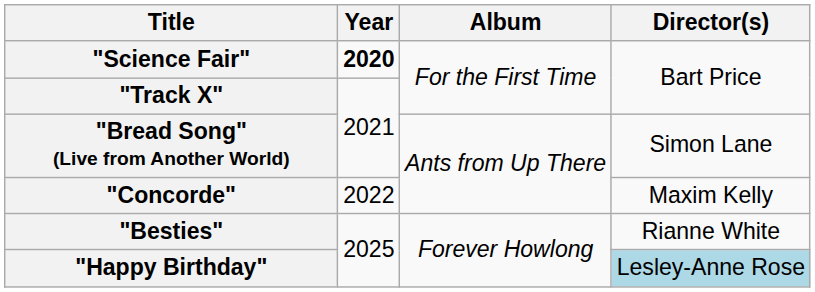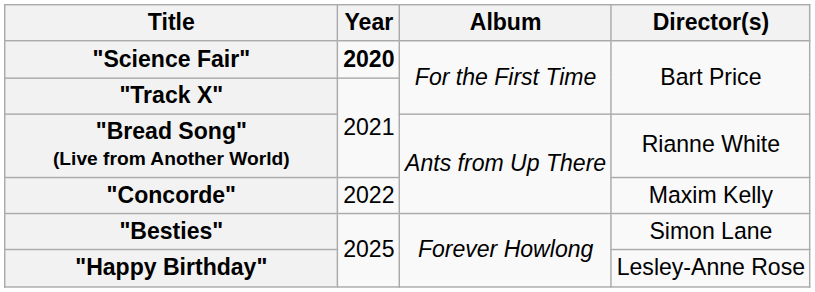(711, 145) Simon Lane -> (711, 145) Rianne White
(711, 231) Rianne White -> (711, 231) Simon Lane
(711, 267) lightblue background -> (711, 267) no background
